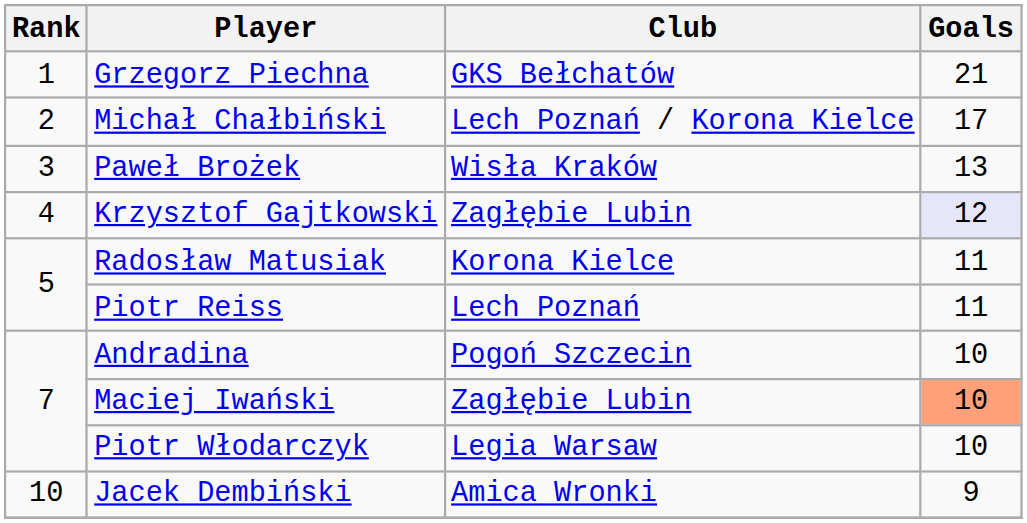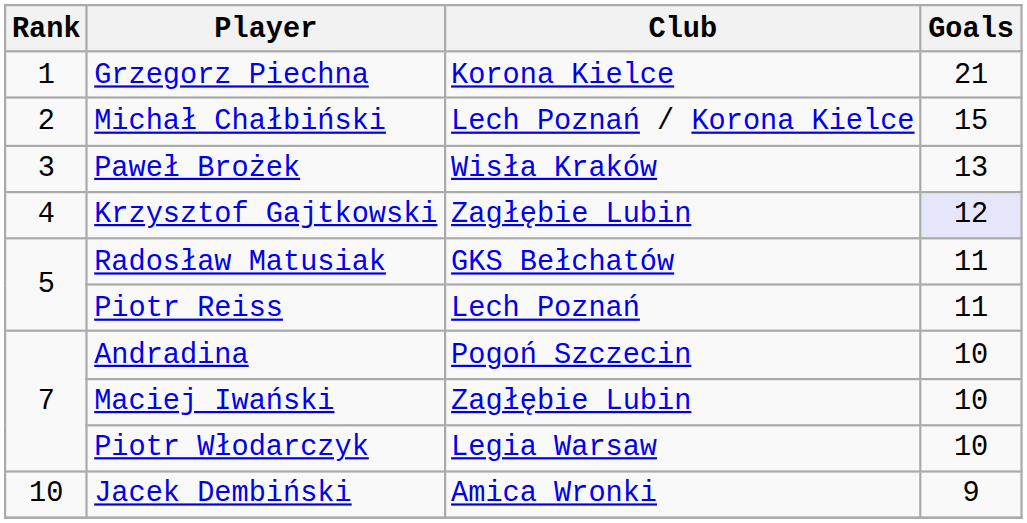(563, 75) GKS Bełchatów -> (563, 75) Korona Kielce
(971, 122) 17 -> (971, 122) 15
(563, 261) Korona Kielce -> (563, 261) GKS Bełchatów
(971, 401) lightsalmon background -> (971, 401) no background
